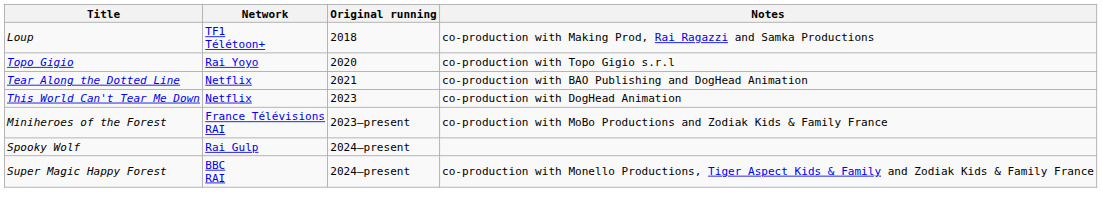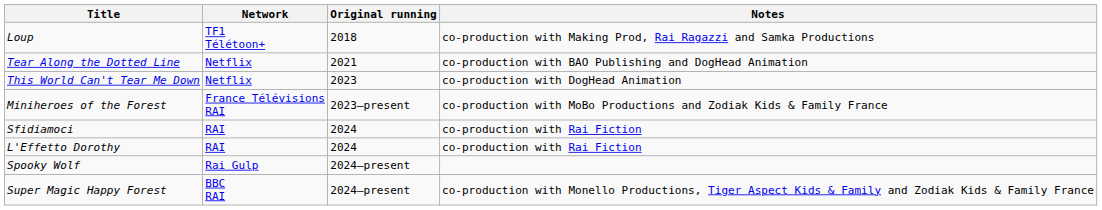- row: (40, 62)
+ row: (40, 129)
+ row: (64, 147)
